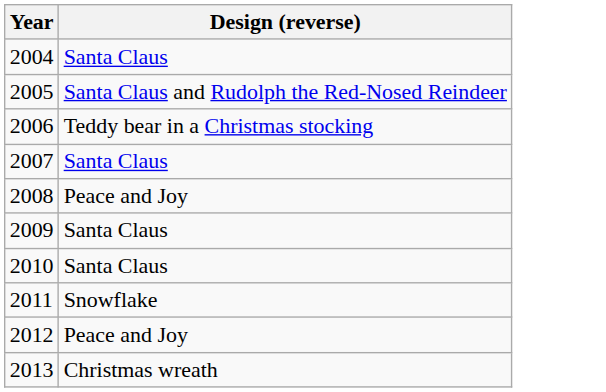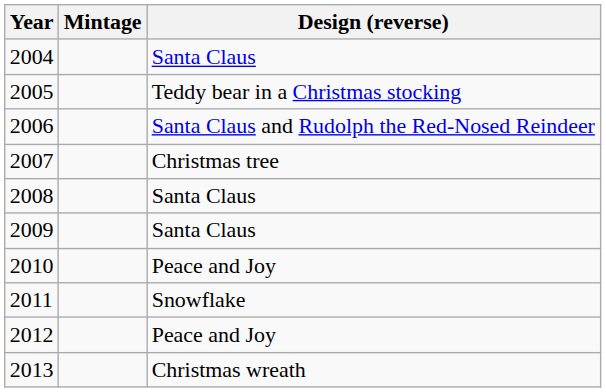+ column: (103, 21)
(285, 91) Santa Claus and Rudolph the Red-Nosed Reindeer -> (306, 91) Teddy bear in a Christmas stocking
(218, 126) Teddy bear in a Christmas stocking -> (373, 126) Santa Claus and Rudolph the Red-Nosed Reindeer
(116, 160) Santa Claus -> (215, 160) Christmas tree
(126, 195) Peace and Joy -> (204, 195) Santa Claus
(116, 265) Santa Claus -> (214, 265) Peace and Joy
